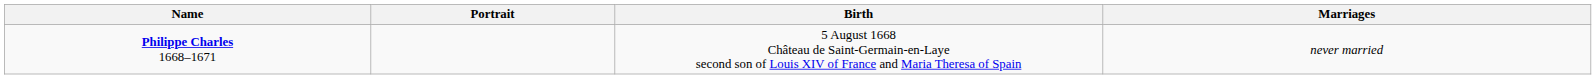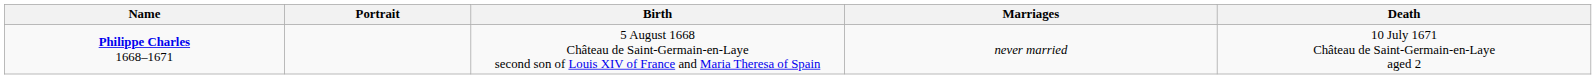+ column: (1404, 14)
